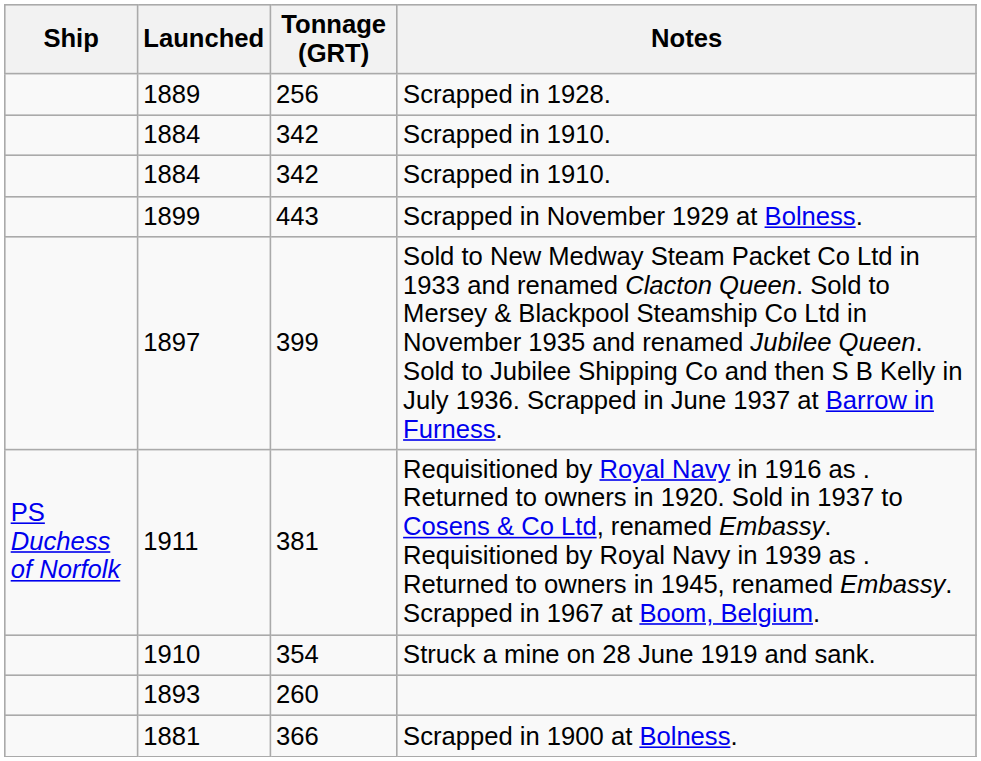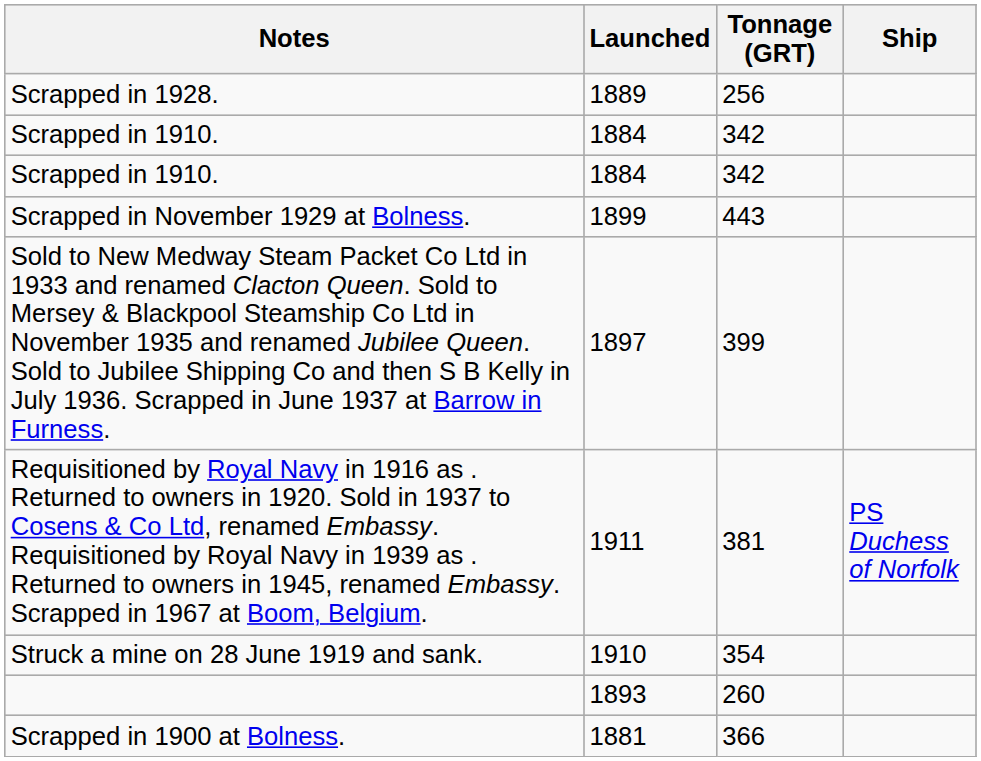columns swapped: (71, 39) <-> (687, 39)
